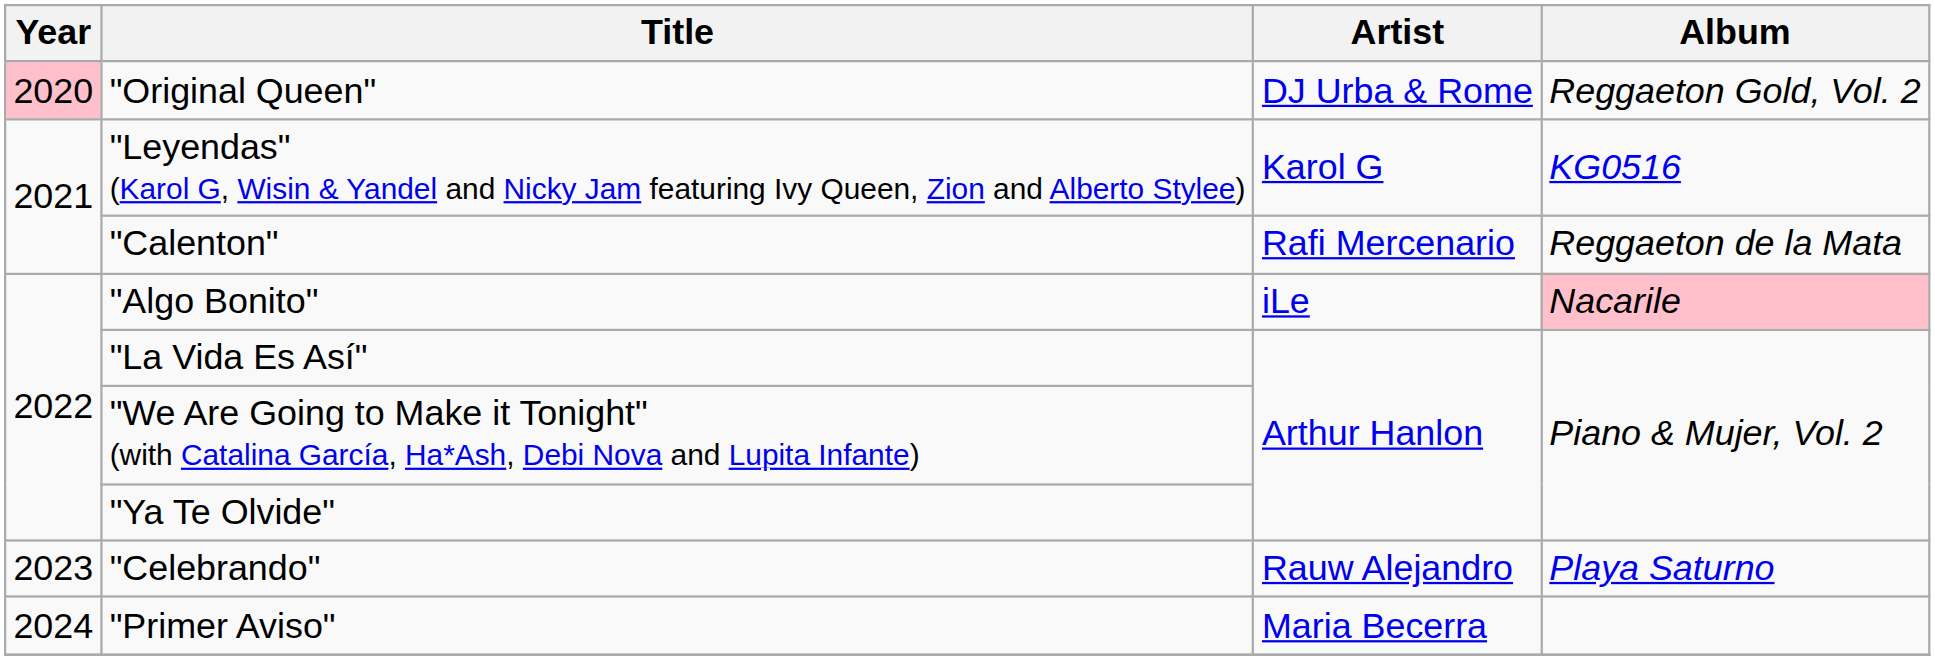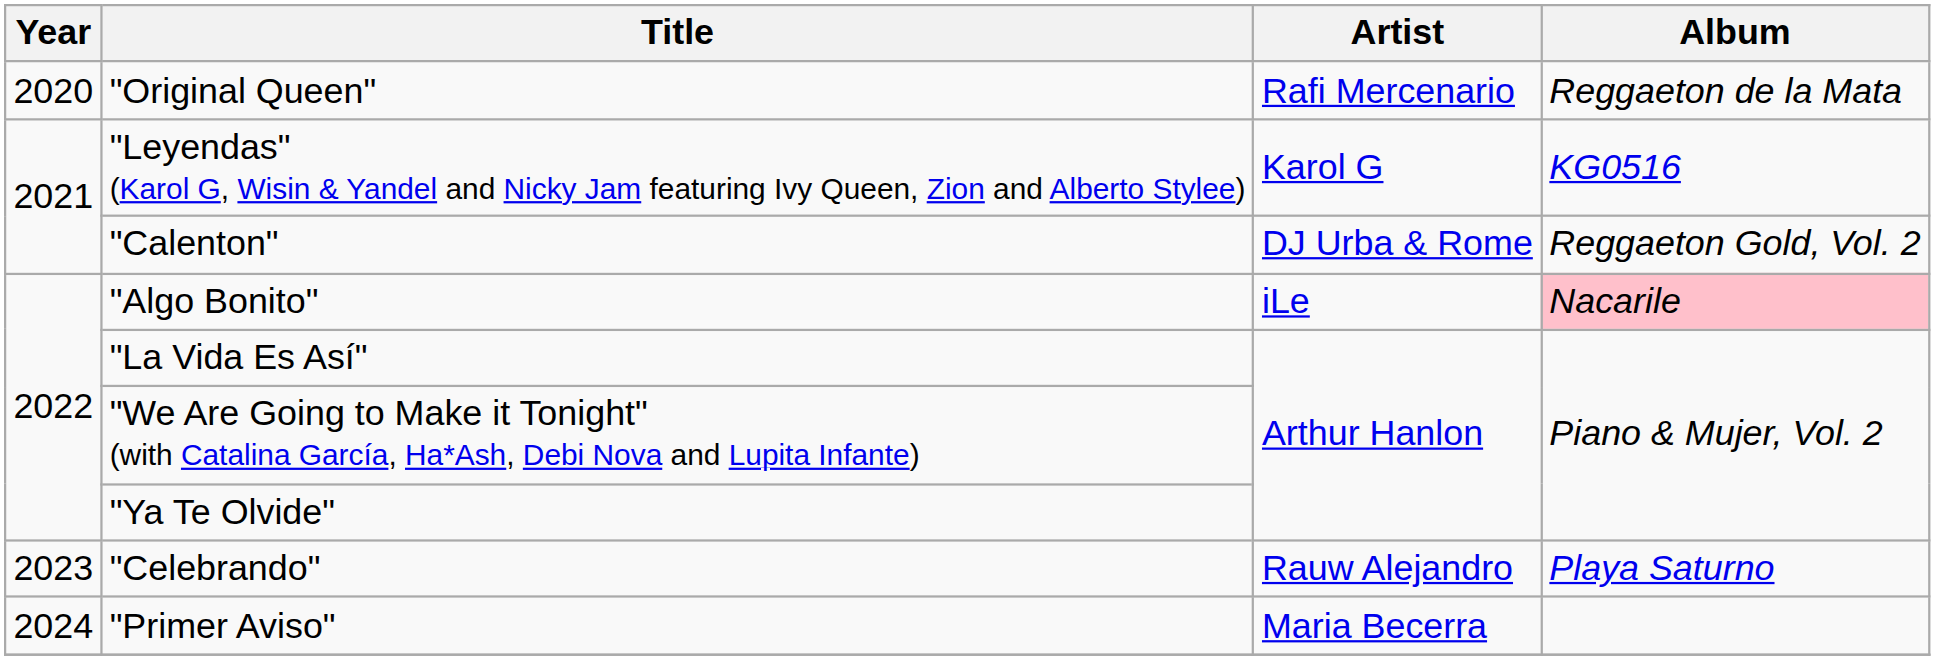(53, 89) pink background -> (53, 89) no background
(1397, 89) DJ Urba & Rome -> (1388, 89) Rafi Mercenario
(1735, 89) Reggaeton Gold, Vol. 2 -> (1726, 89) Reggaeton de la Mata
(1388, 243) Rafi Mercenario -> (1397, 243) DJ Urba & Rome
(1726, 243) Reggaeton de la Mata -> (1735, 243) Reggaeton Gold, Vol. 2
